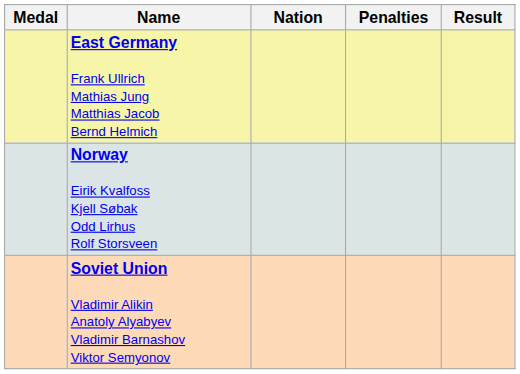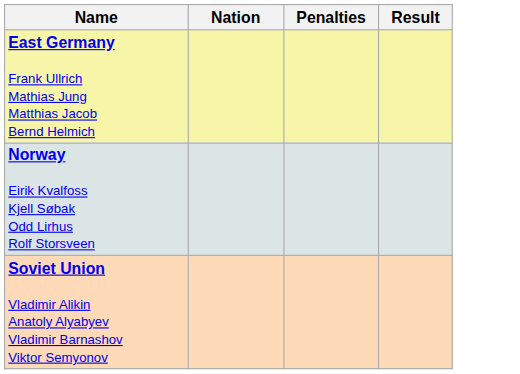- column: (36, 17)
